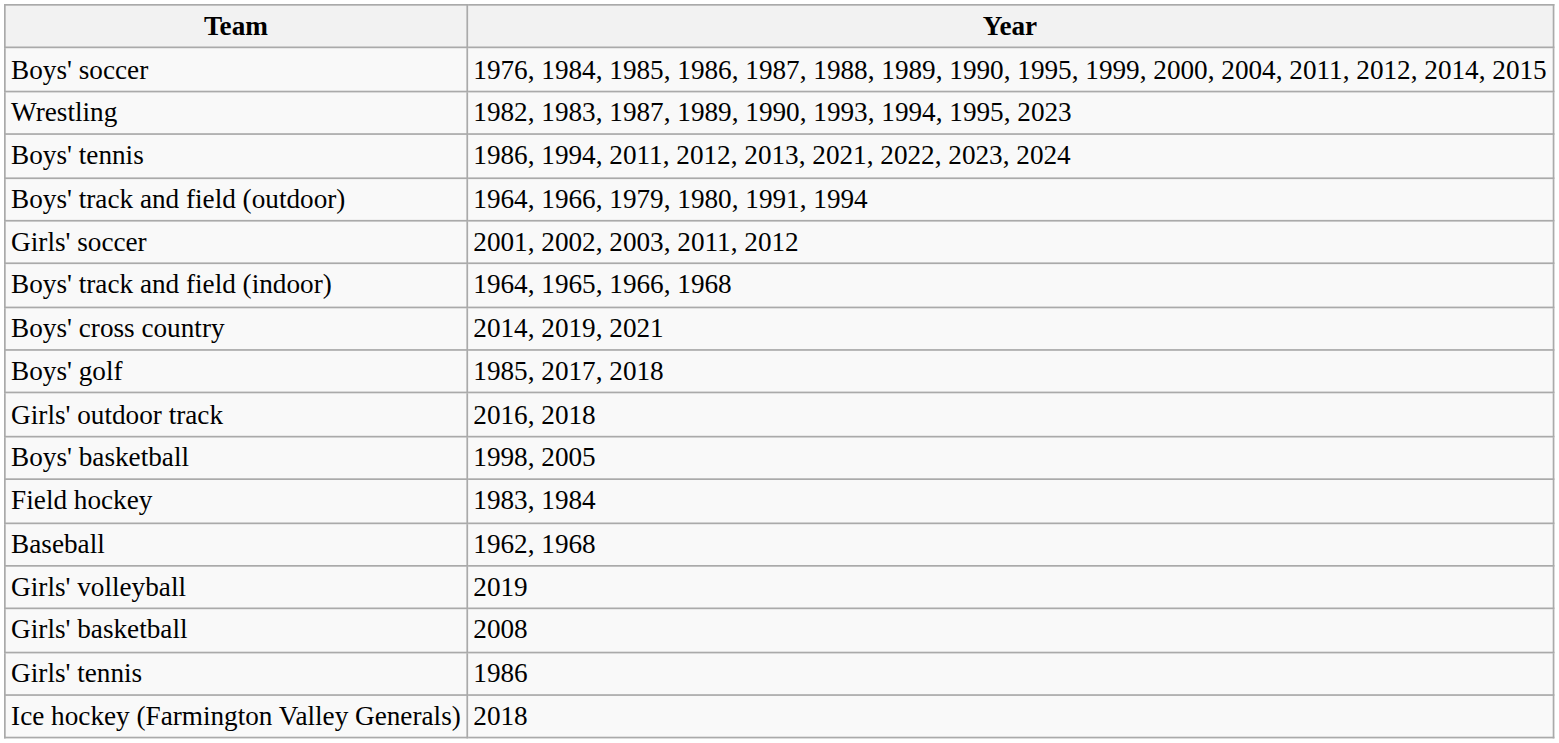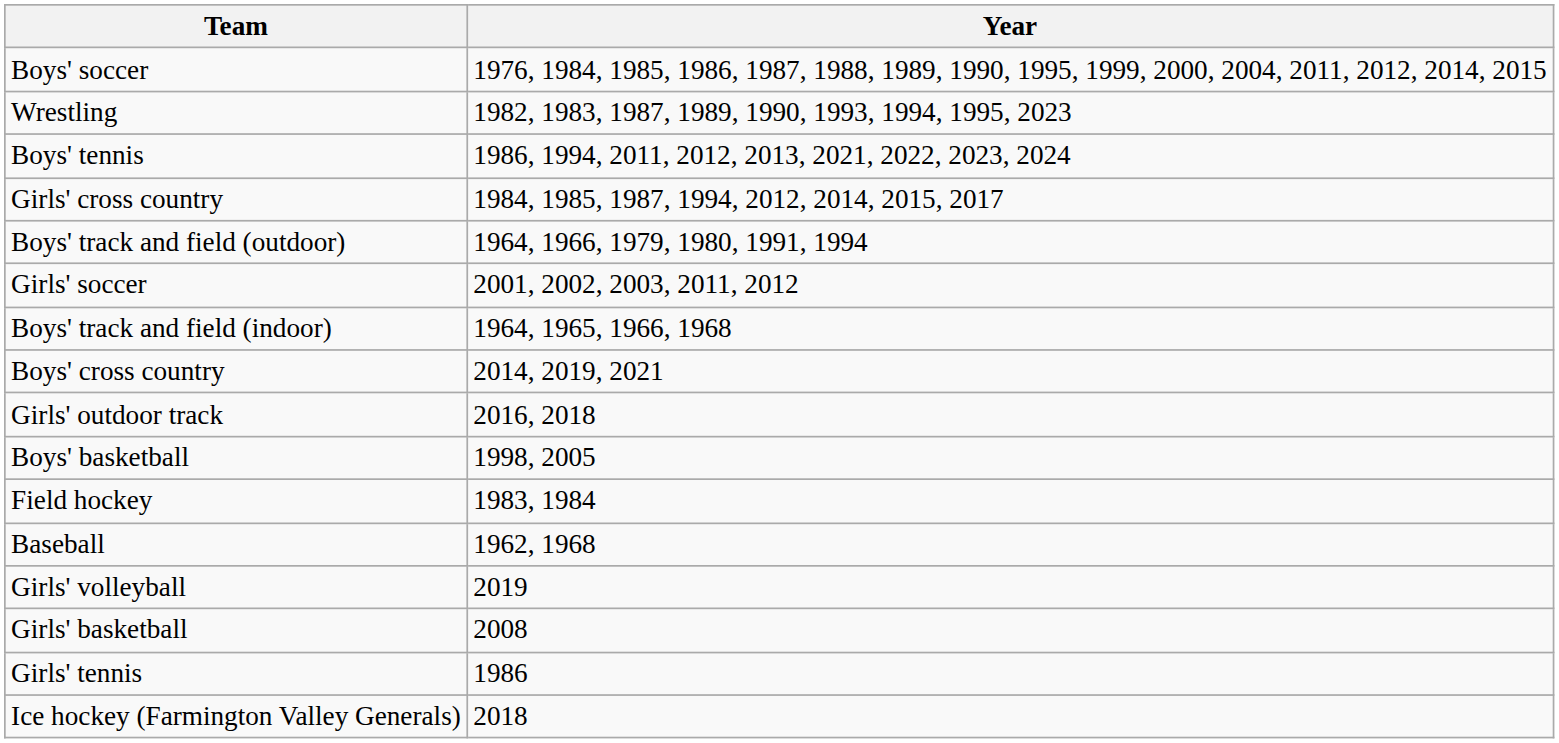+ row: (117, 198)
- row: (67, 371)
